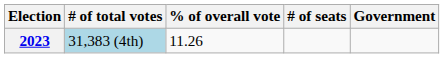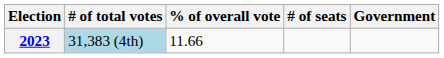(186, 40) 11.26 -> (186, 40) 11.66
